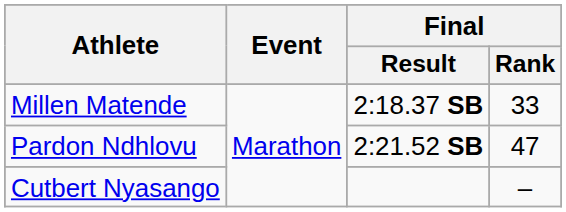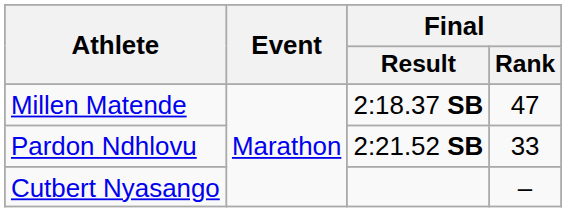(525, 105) 33 -> (525, 105) 47
(525, 146) 47 -> (525, 146) 33
